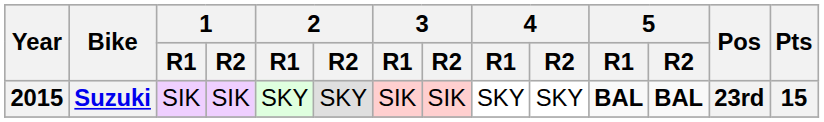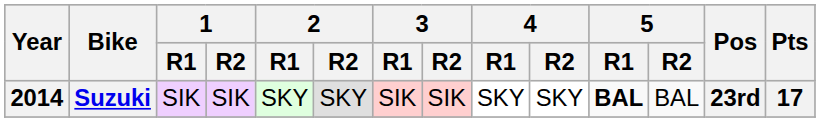(37, 99) 2015 -> (37, 99) 2014
(679, 99) bold -> (677, 99) normal
(794, 99) 15 -> (790, 99) 17
